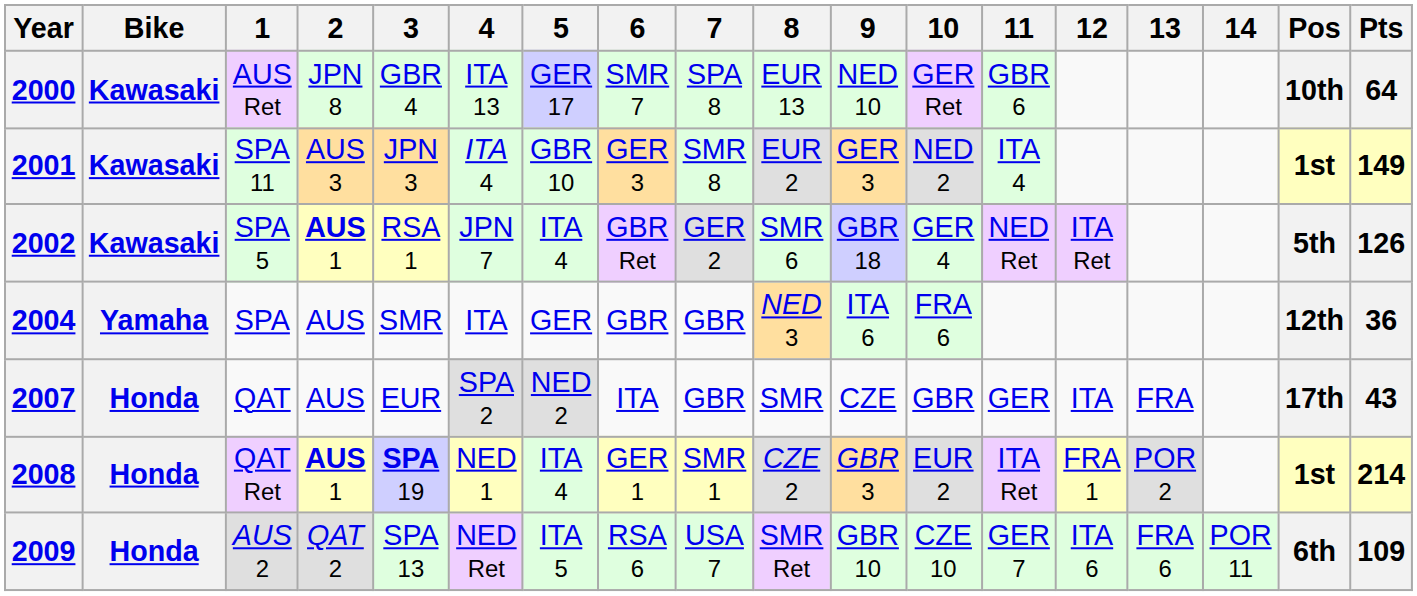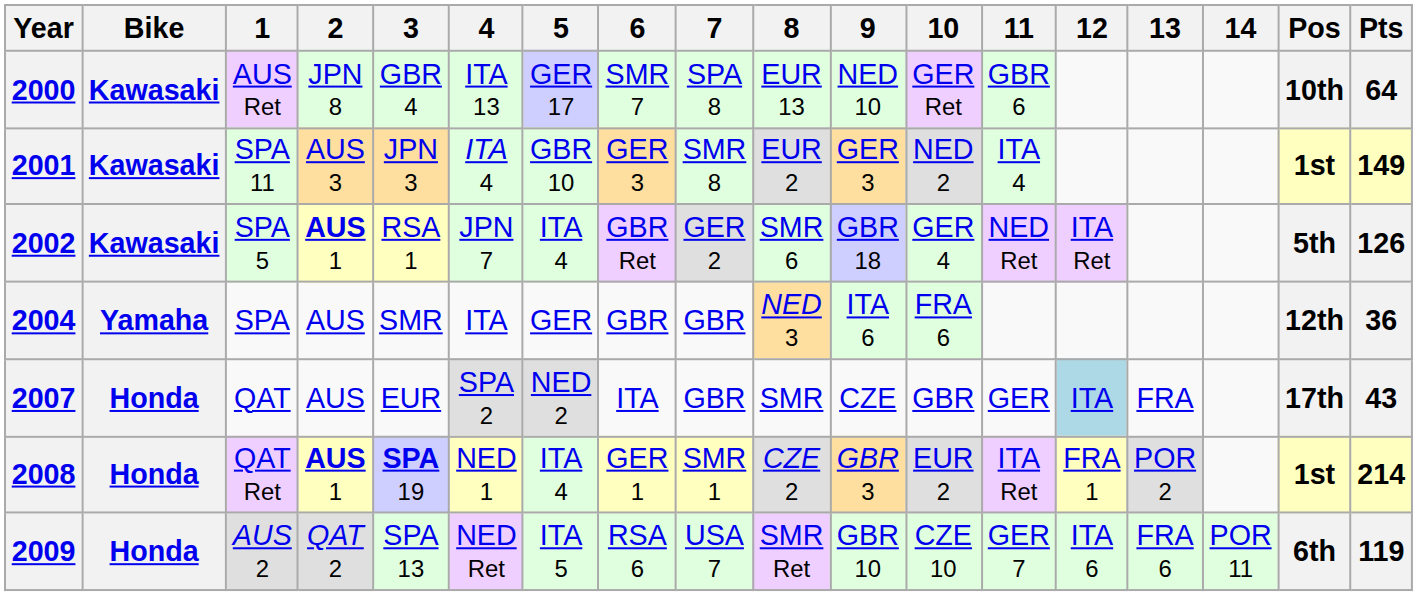(1092, 398) no background -> (1092, 398) lightblue background
(1381, 552) 109 -> (1381, 552) 119
